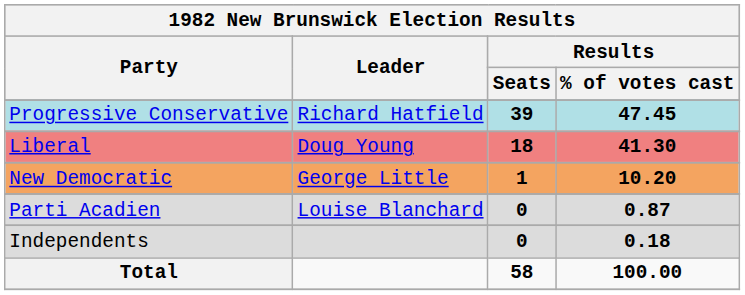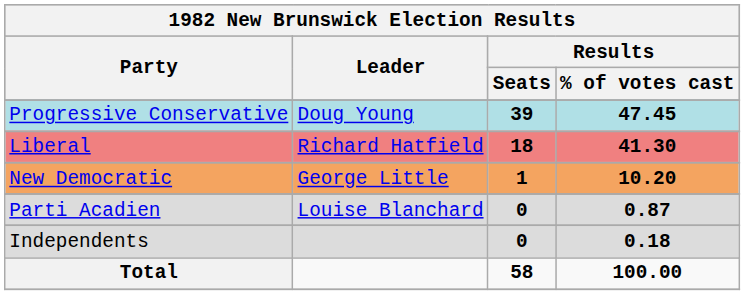(391, 115) Richard Hatfield -> (356, 115) Doug Young
(356, 147) Doug Young -> (391, 147) Richard Hatfield
